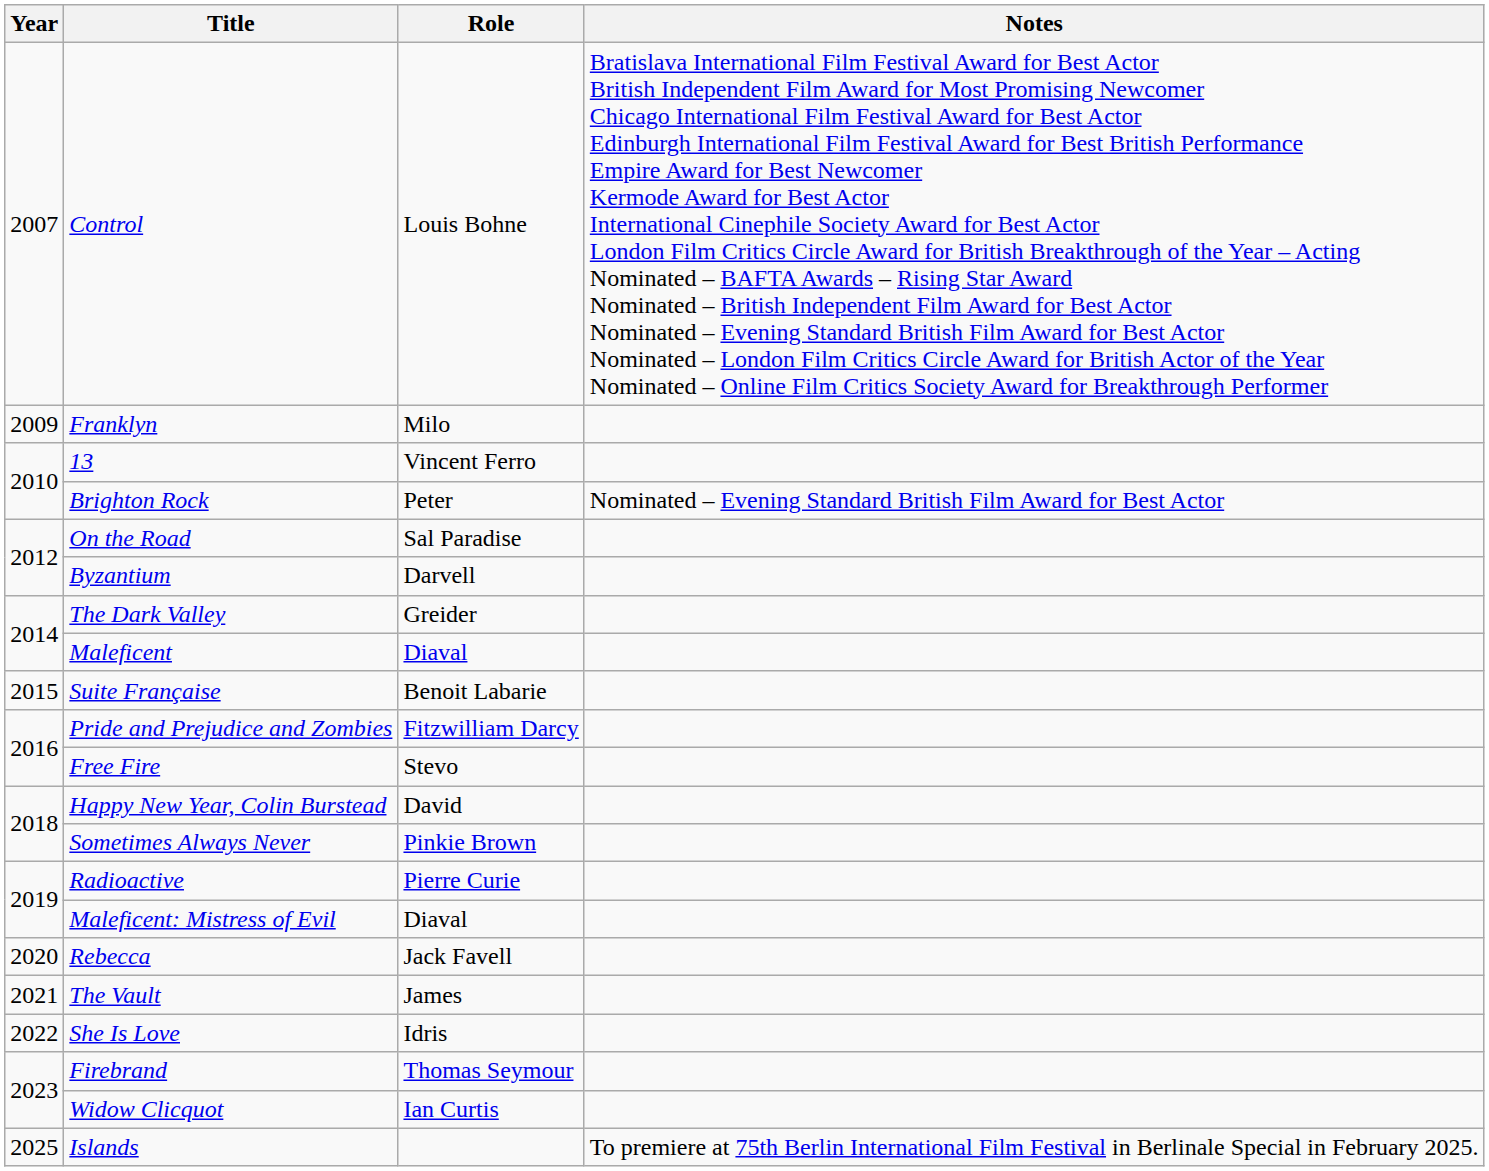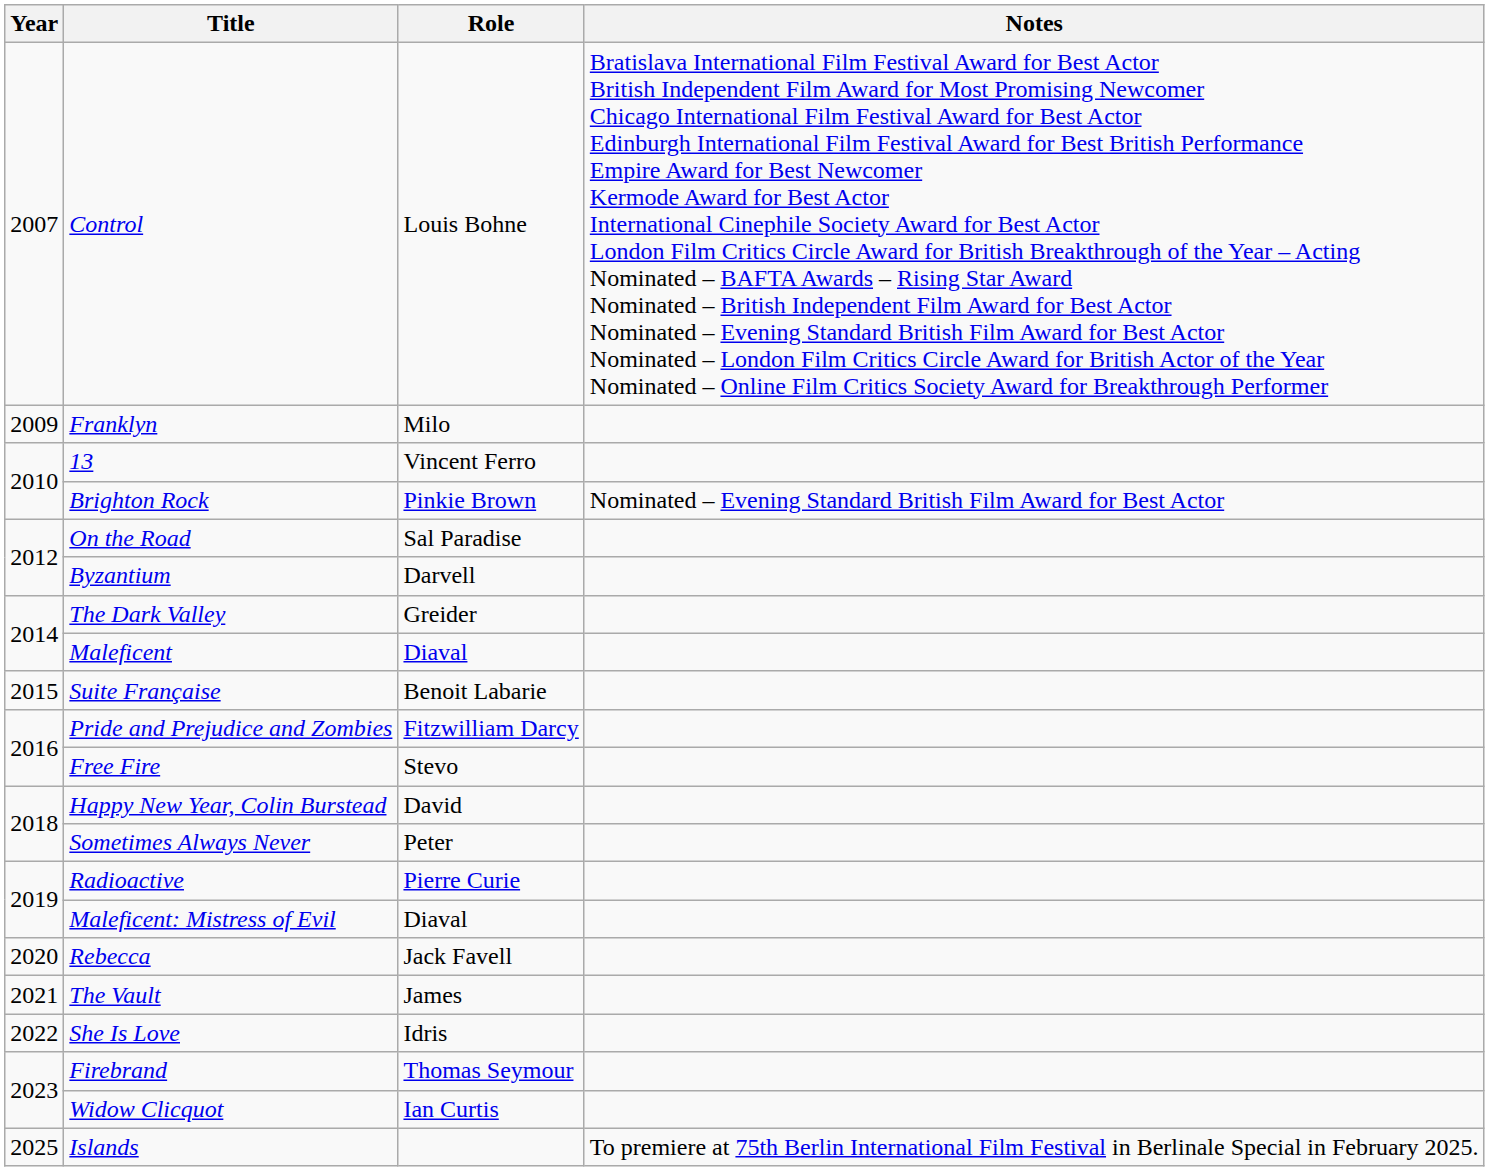(428, 499) Peter -> (470, 499) Pinkie Brown
(470, 842) Pinkie Brown -> (428, 842) Peter
